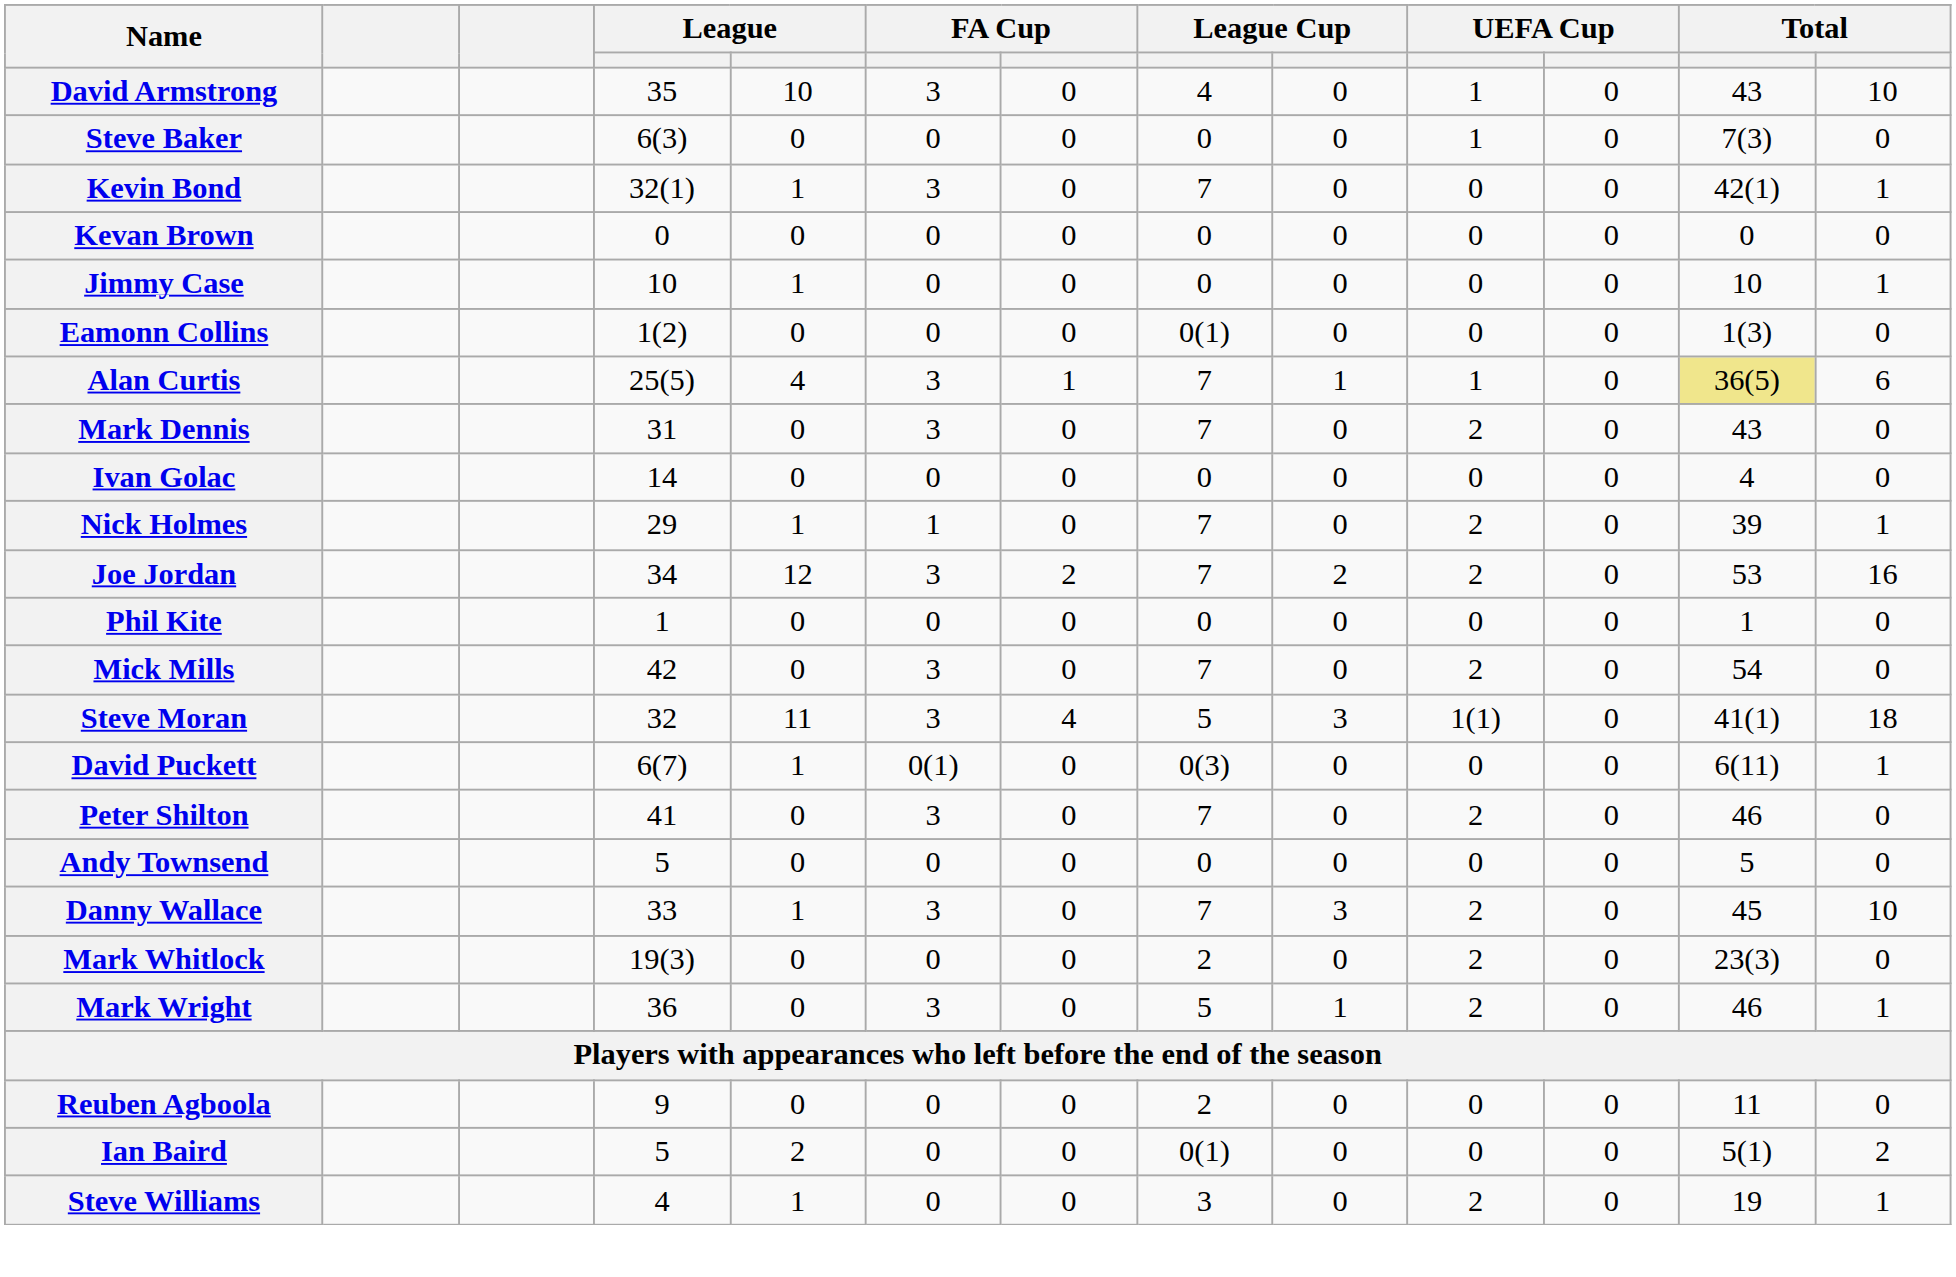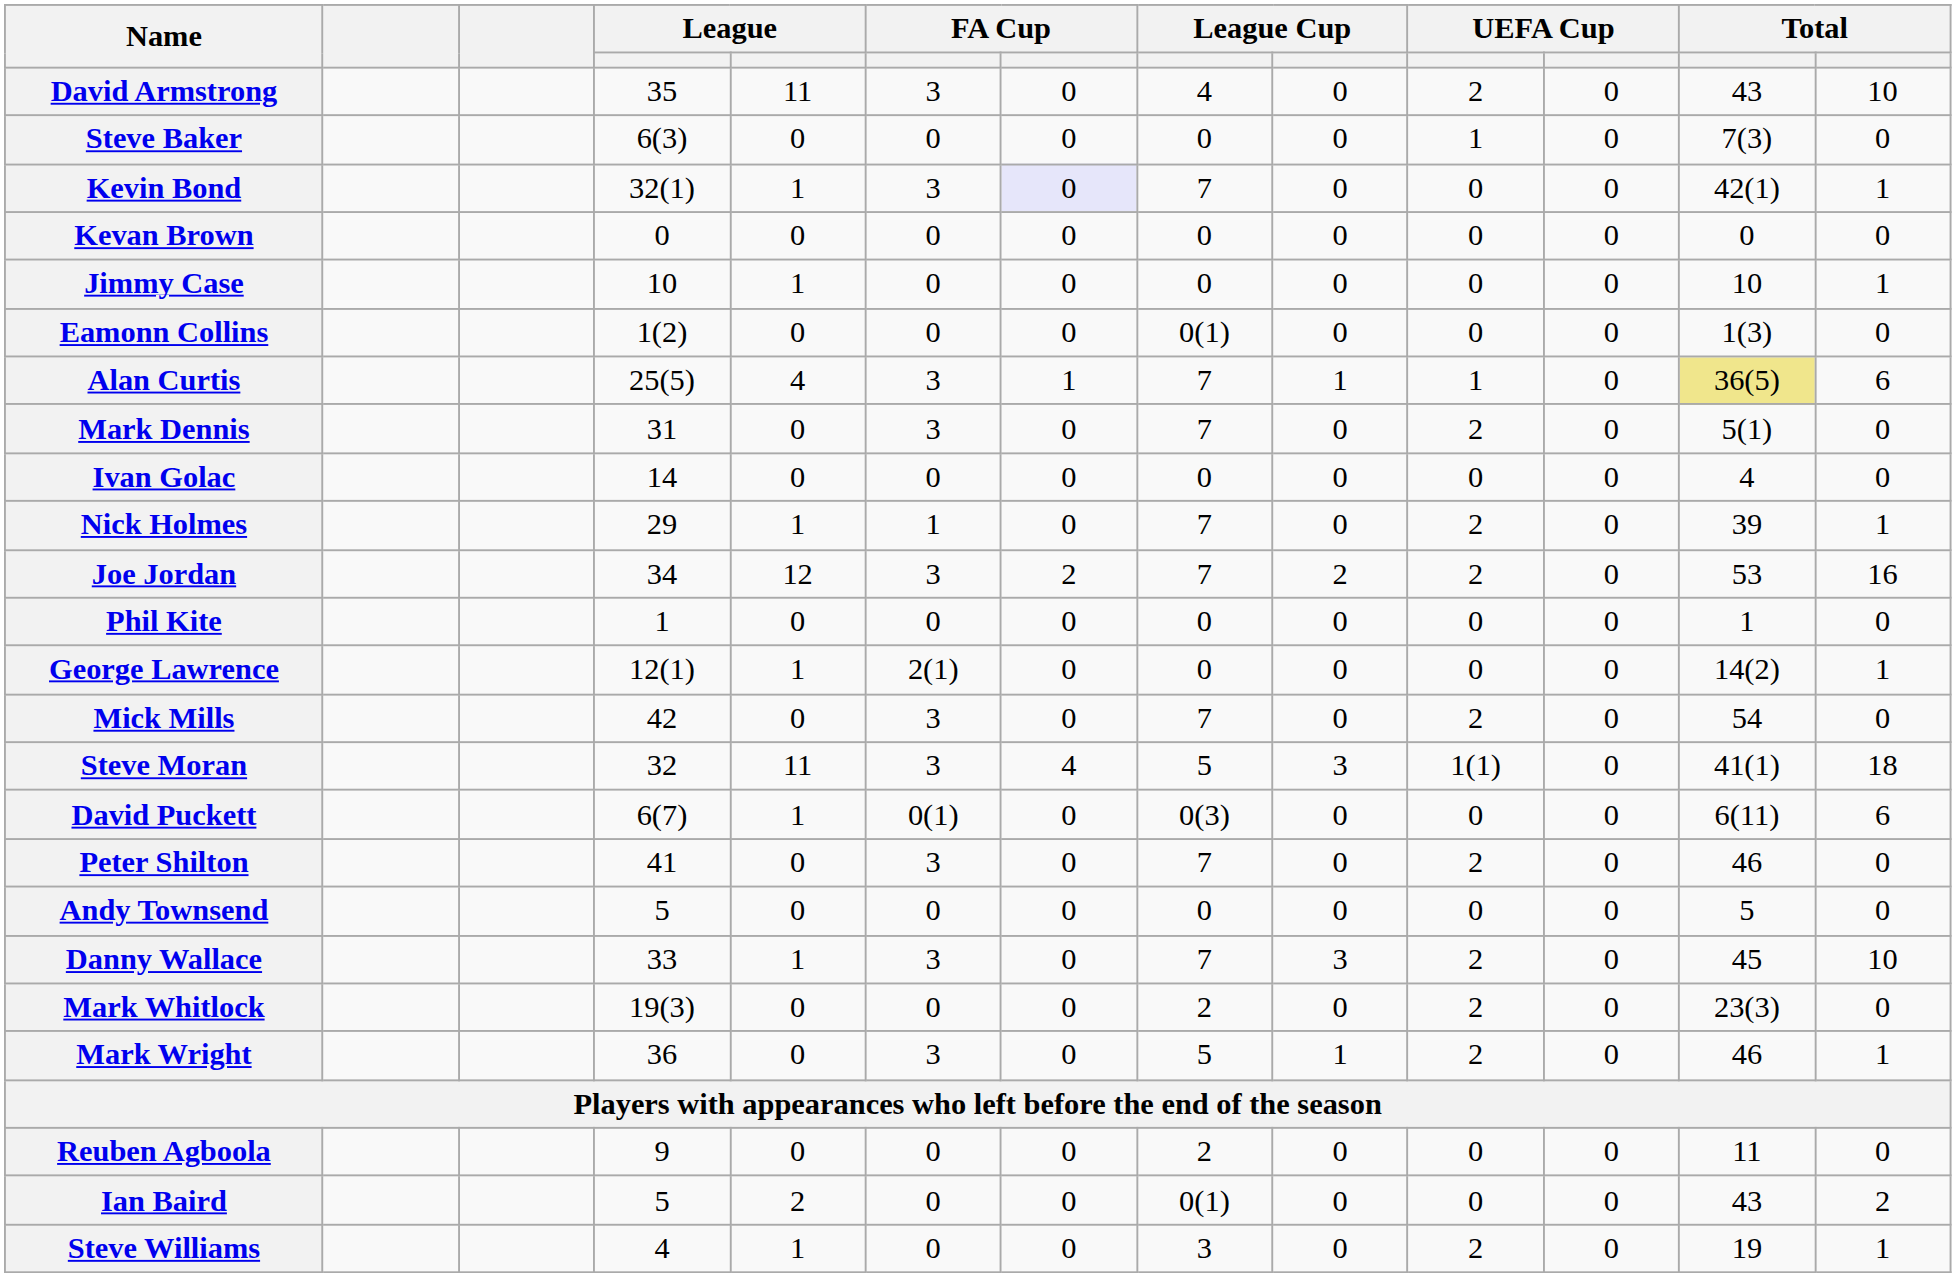(798, 90) 10 -> (798, 90) 11
(1476, 90) 1 -> (1476, 90) 2
(1069, 187) no background -> (1069, 187) lavender background
(1747, 428) 43 -> (1747, 428) 5(1)
+ row: (164, 669)
(1883, 765) 1 -> (1883, 814) 6
(1747, 1151) 5(1) -> (1747, 1199) 43
